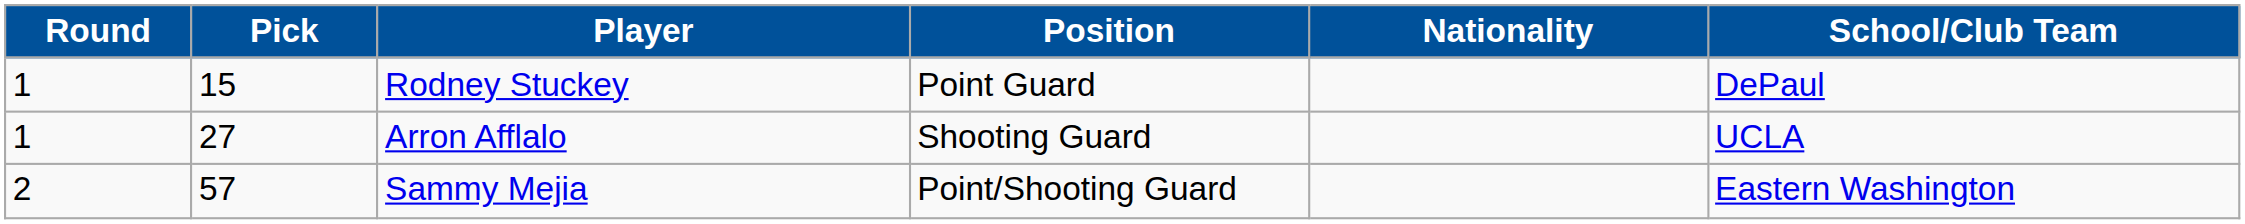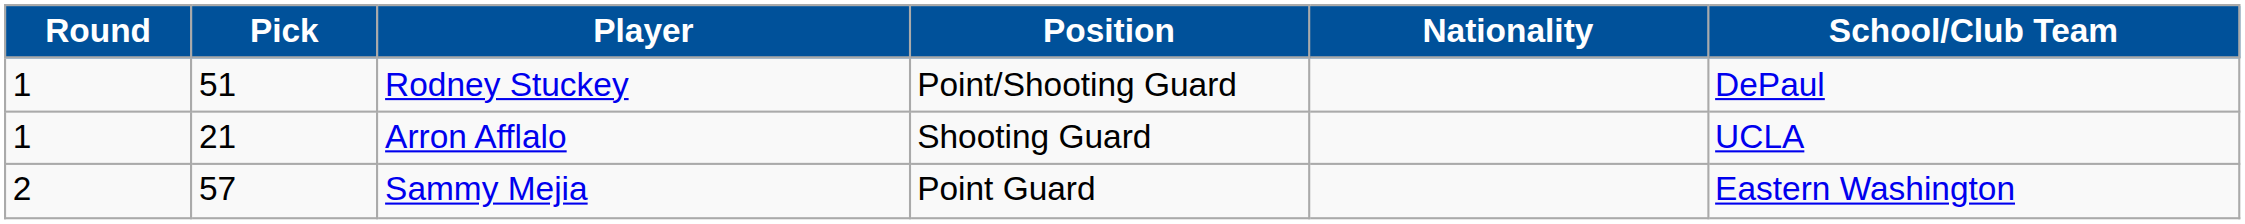(218, 84) 15 -> (218, 84) 51
(1006, 84) Point Guard -> (1077, 84) Point/Shooting Guard
(218, 137) 27 -> (218, 137) 21
(1077, 190) Point/Shooting Guard -> (1006, 190) Point Guard
